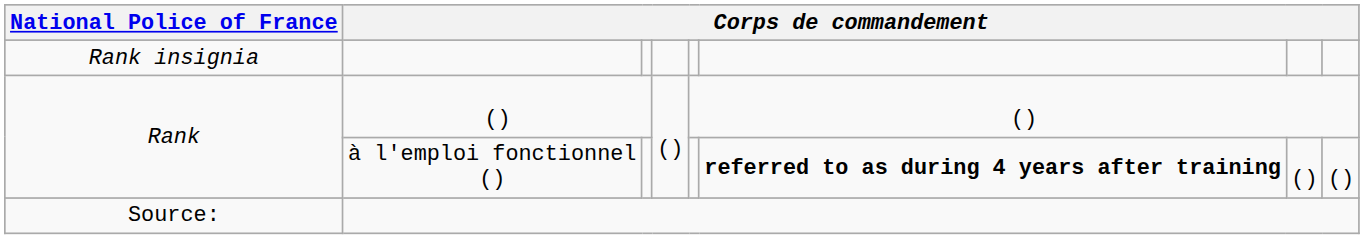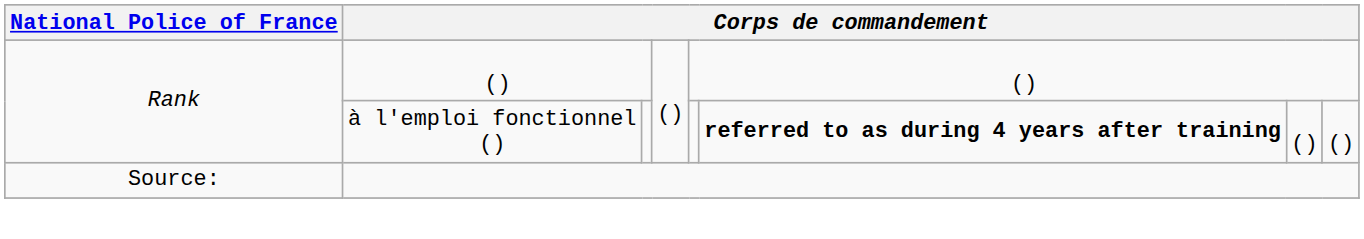- row: (174, 58)
